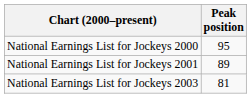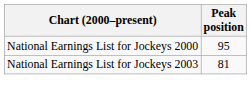- row: (103, 64)
